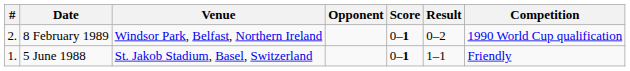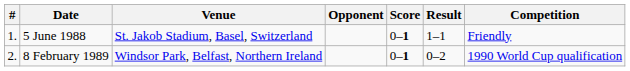rows swapped: (54, 55) <-> (66, 35)
